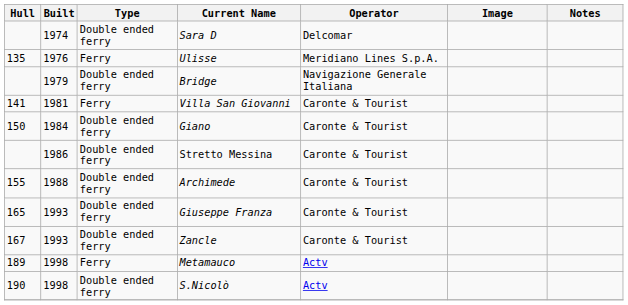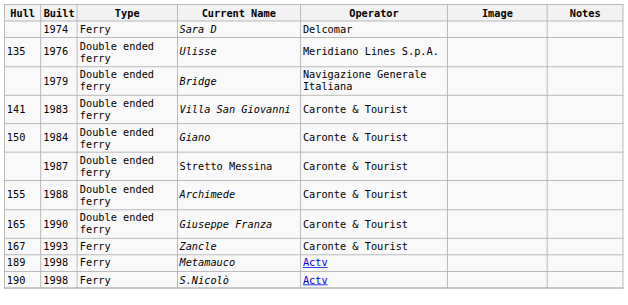(117, 35) Double ended ferry -> (95, 30) Ferry
(95, 58) Ferry -> (117, 52) Double ended ferry
(56, 103) 1981 -> (56, 109) 1983
(95, 103) Ferry -> (117, 109) Double ended ferry
(56, 155) 1986 -> (56, 167) 1987
(56, 212) 1993 -> (56, 224) 1990
(117, 240) Double ended ferry -> (95, 246) Ferry
(117, 286) Double ended ferry -> (95, 280) Ferry
